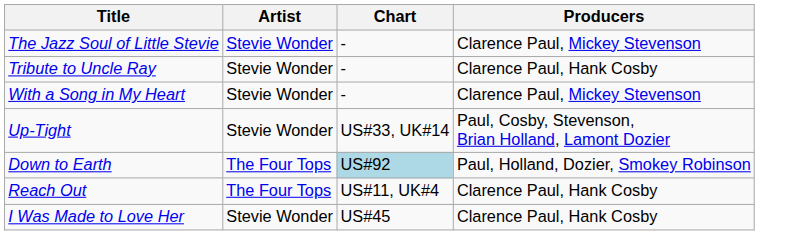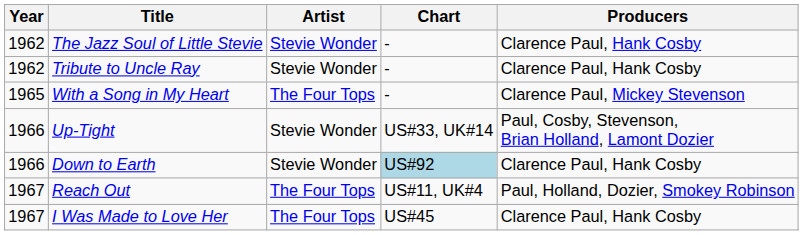+ column: (26, 17)
(579, 43) Clarence Paul, Mickey Stevenson -> (601, 43) Clarence Paul, Hank Cosby
(280, 95) Stevie Wonder -> (323, 95) The Four Tops
(279, 165) The Four Tops -> (323, 165) Stevie Wonder
(604, 165) Paul, Holland, Dozier, Smokey Robinson -> (601, 165) Clarence Paul, Hank Cosby
(557, 191) Clarence Paul, Hank Cosby -> (648, 191) Paul, Holland, Dozier, Smokey Robinson
(280, 216) Stevie Wonder -> (323, 216) The Four Tops
